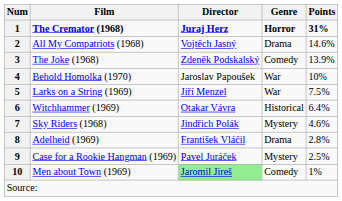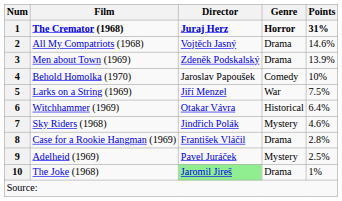(66, 60) The Joke (1968) -> (82, 60) Men about Town (1969)
(281, 60) Comedy -> (278, 60) Drama
(272, 76) War -> (281, 76) Comedy
(66, 140) Adelheid (1969) -> (104, 140) Case for a Rookie Hangman (1969)
(104, 156) Case for a Rookie Hangman (1969) -> (66, 156) Adelheid (1969)
(82, 172) Men about Town (1969) -> (66, 172) The Joke (1968)
(281, 172) Comedy -> (278, 172) Drama
